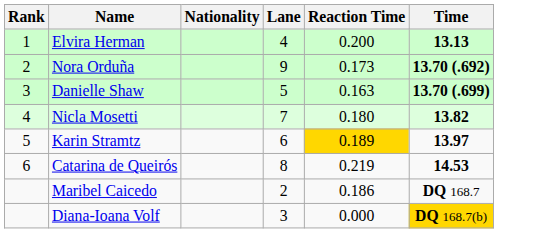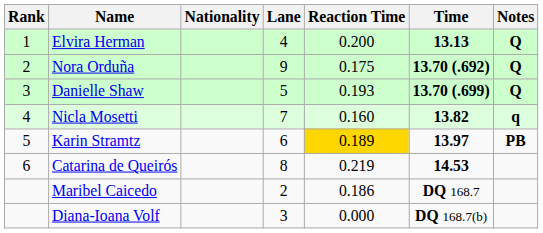+ column: (516, 16)
(357, 66) 0.173 -> (357, 66) 0.175
(357, 91) 0.163 -> (357, 91) 0.193
(357, 116) 0.180 -> (357, 116) 0.160
(451, 215) gold background -> (451, 215) no background
